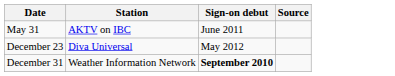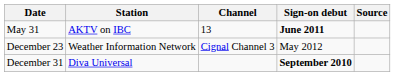+ column: (238, 12)
(222, 29) normal -> (302, 29) bold
(100, 46) Diva Universal -> (132, 46) Weather Information Network
(132, 63) Weather Information Network -> (100, 63) Diva Universal
